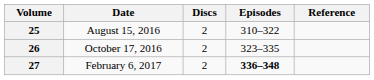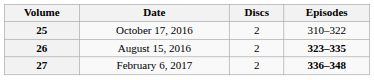- column: (332, 13)
(123, 30) August 15, 2016 -> (154, 30) October 17, 2016
(123, 48) October 17, 2016 -> (154, 48) August 15, 2016
(260, 48) normal -> (327, 48) bold
